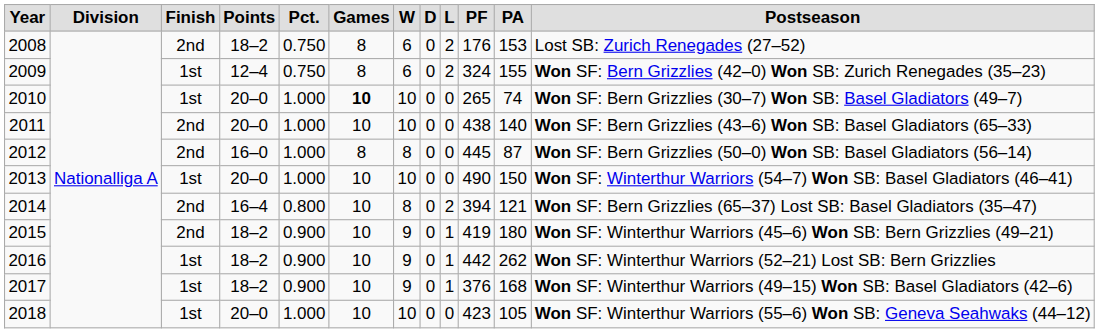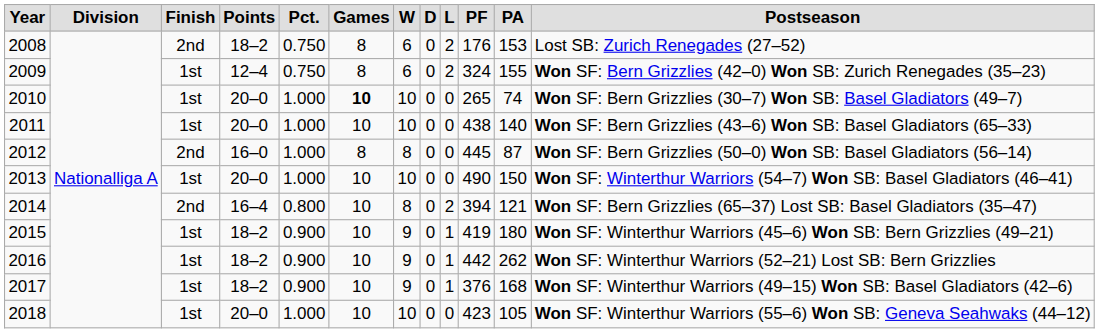(190, 125) 2nd -> (190, 125) 1st
(190, 233) 2nd -> (190, 233) 1st
